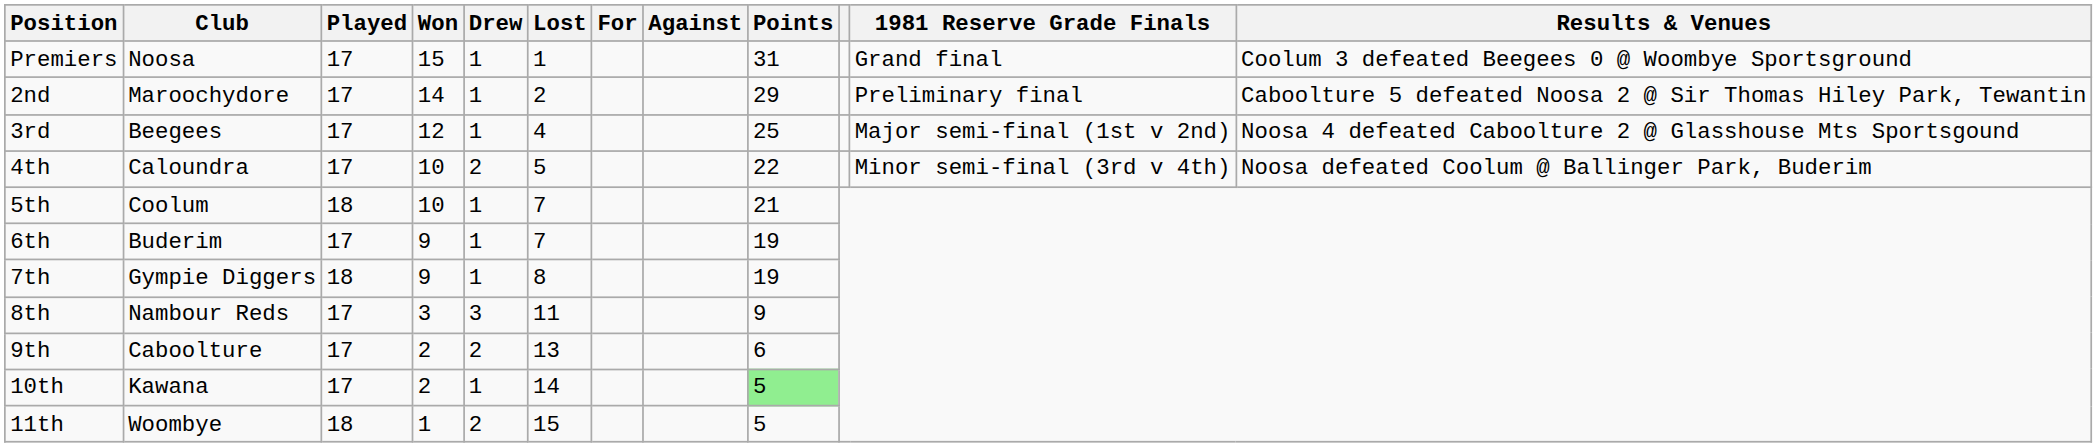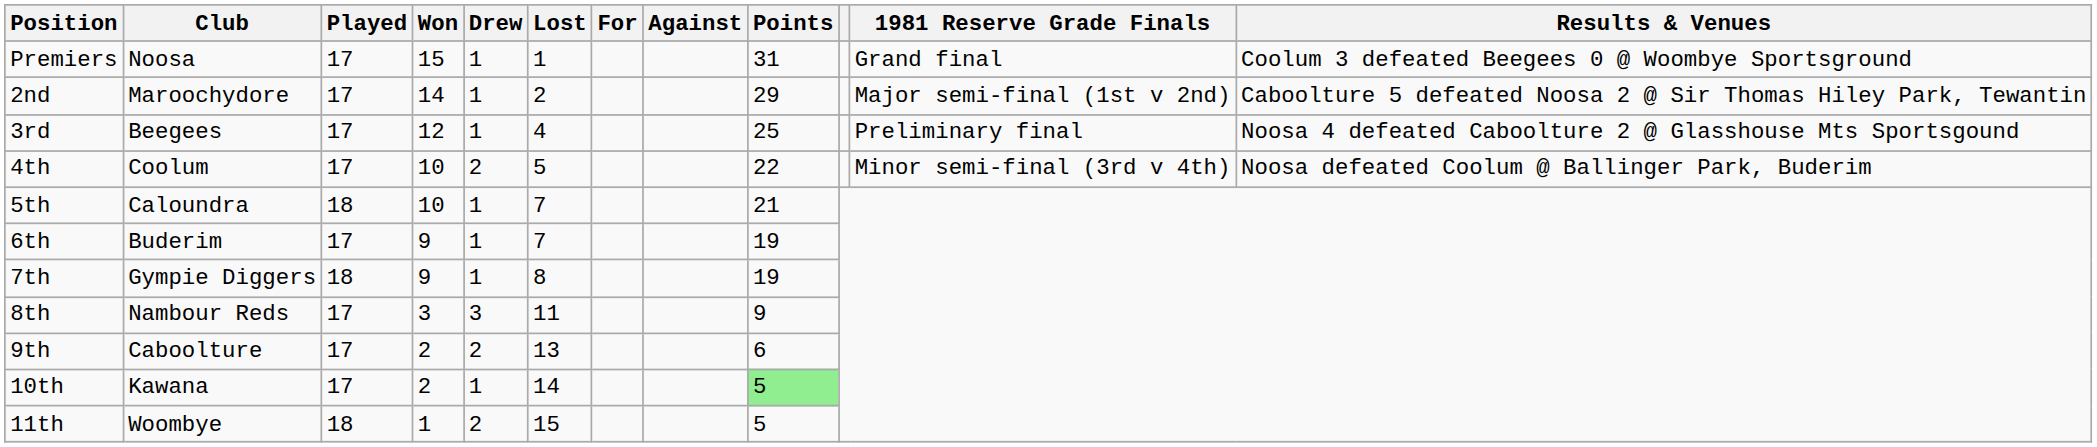(969, 96) Preliminary final -> (1043, 96) Major semi-final (1st v 2nd)
(1043, 132) Major semi-final (1st v 2nd) -> (969, 132) Preliminary final
(189, 169) Caloundra -> (168, 169) Coolum
(168, 205) Coolum -> (189, 205) Caloundra
